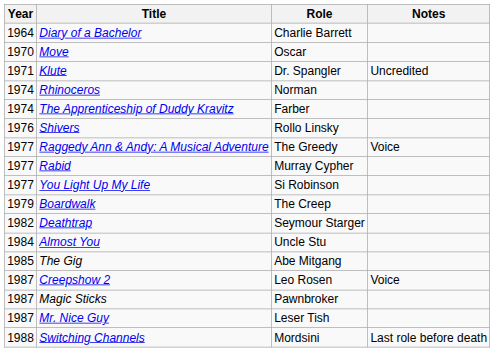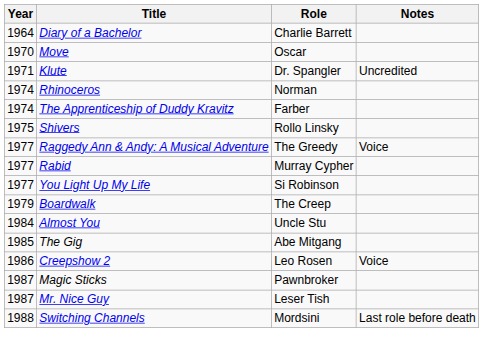(20, 128) 1976 -> (20, 128) 1975
- row: (66, 223)
(20, 280) 1987 -> (20, 261) 1986
